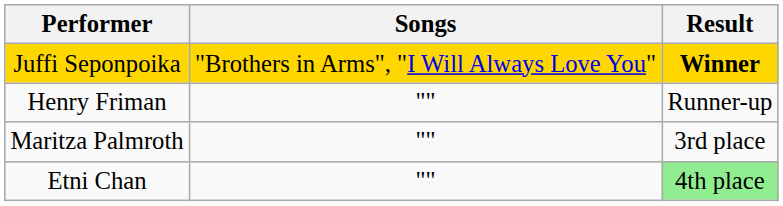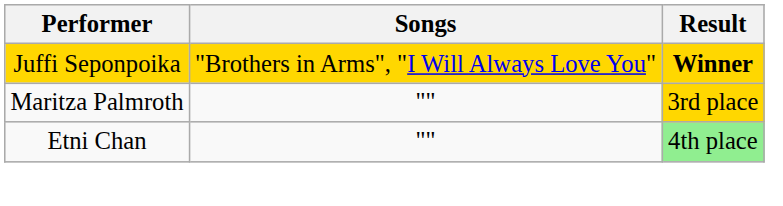- row: (97, 102)
(720, 141) no background -> (713, 102) gold background
